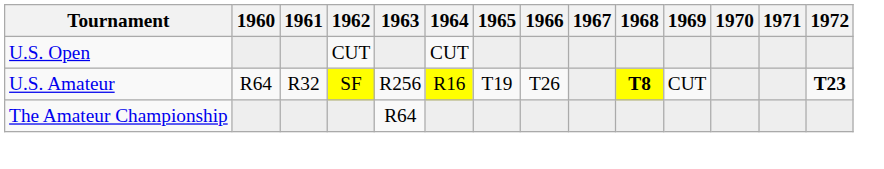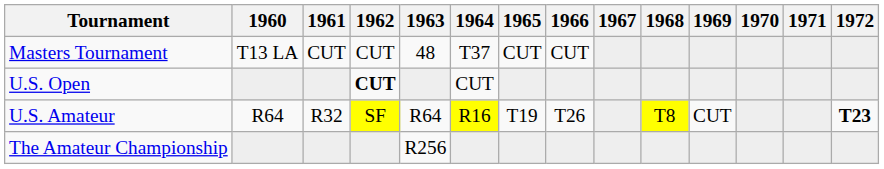+ row: (88, 52)
(351, 52) normal -> (375, 84) bold
(400, 84) R256 -> (425, 116) R64
(640, 84) bold -> (665, 116) normal
(400, 116) R64 -> (425, 147) R256
